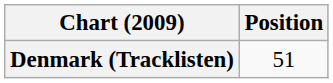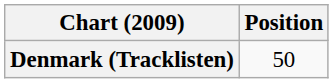(284, 58) 51 -> (284, 58) 50
